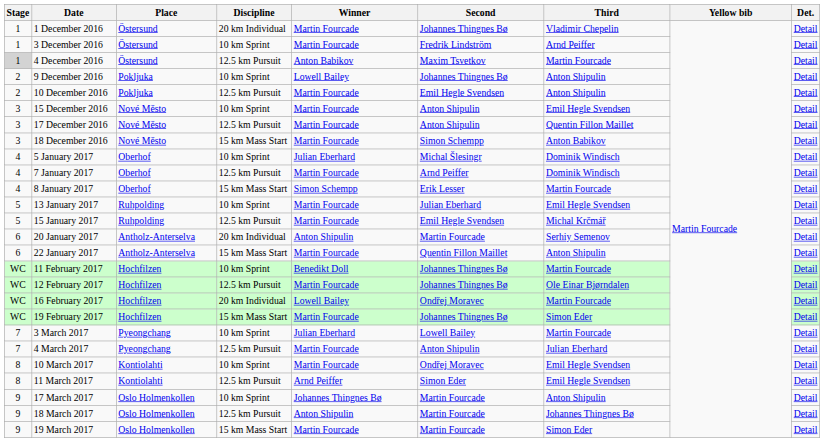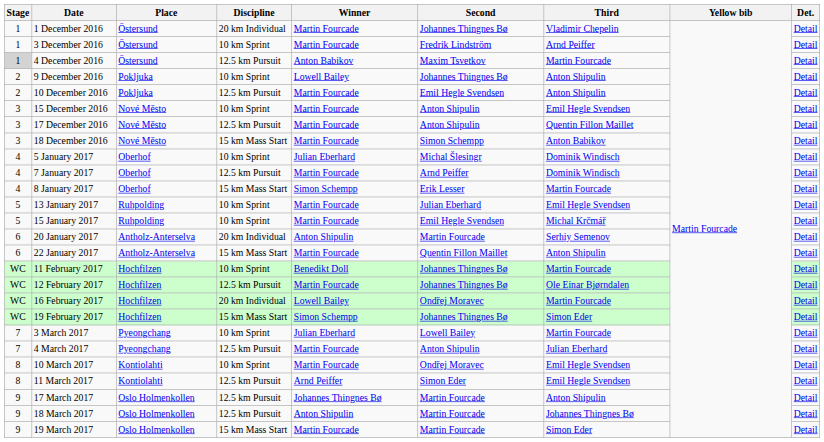(250, 221) 12.5 km Pursuit -> (244, 221) 10 km Sprint
(326, 317) Martin Fourcade -> (326, 317) Simon Schempp
(244, 397) 10 km Sprint -> (250, 397) 12.5 km Pursuit
